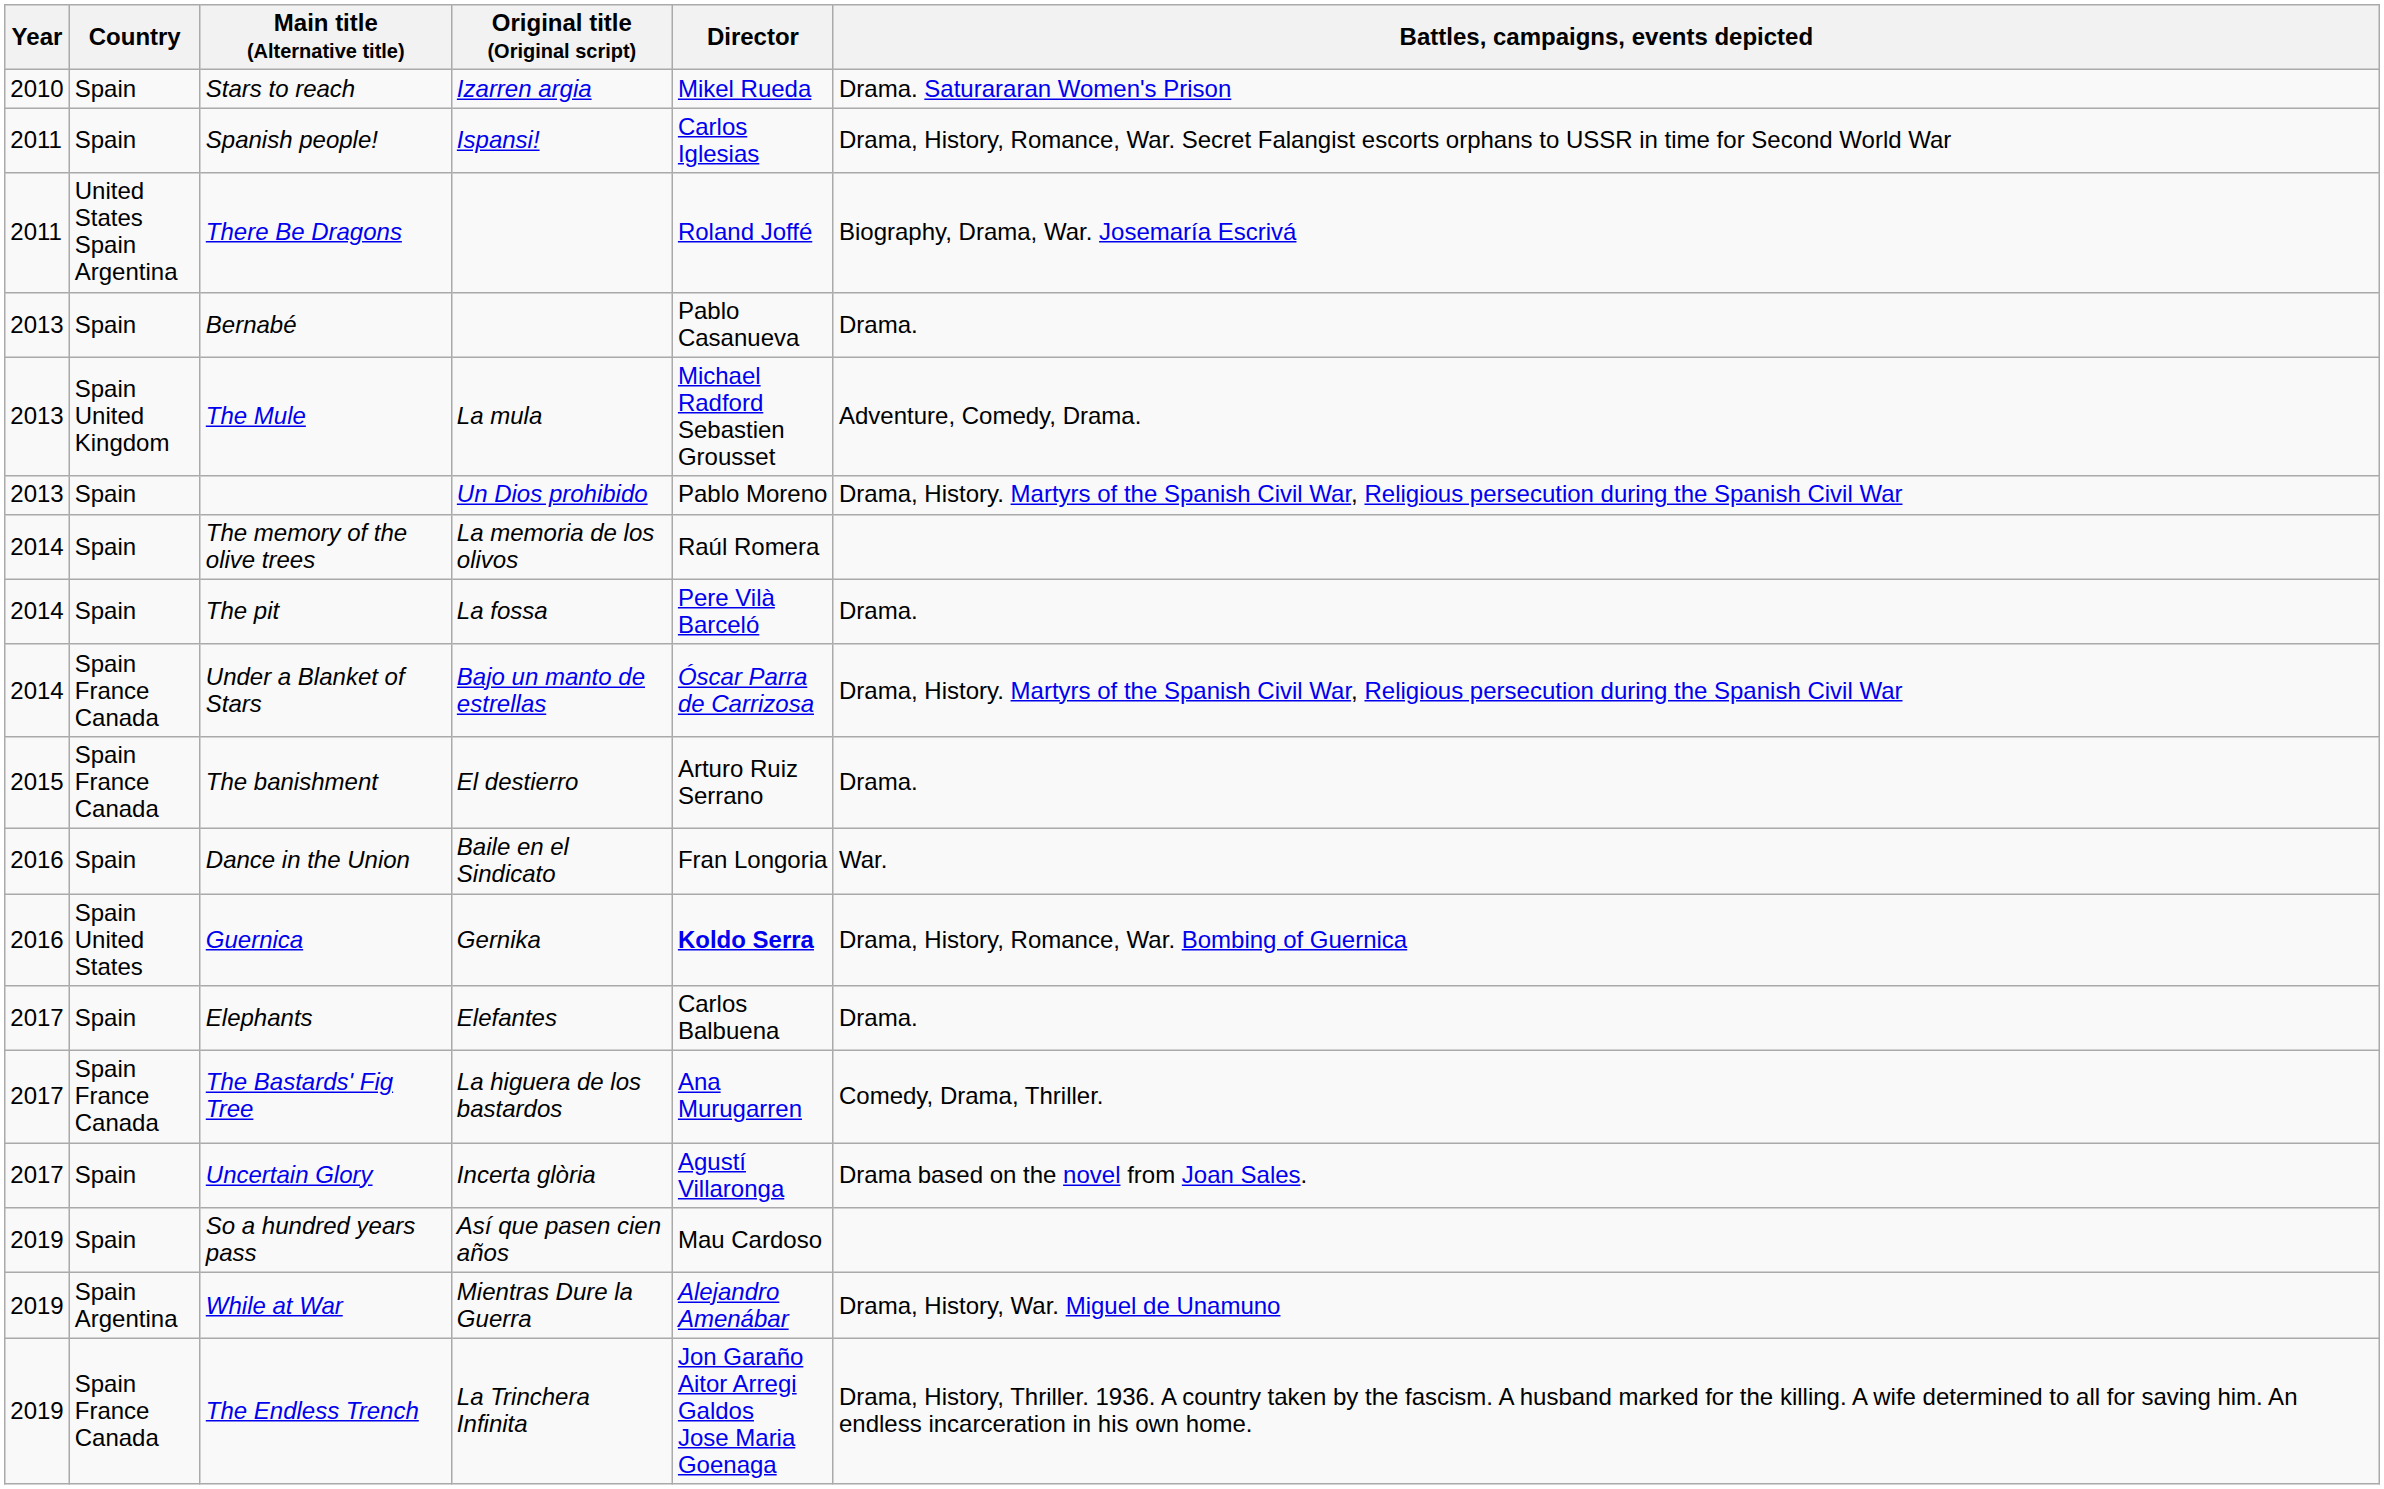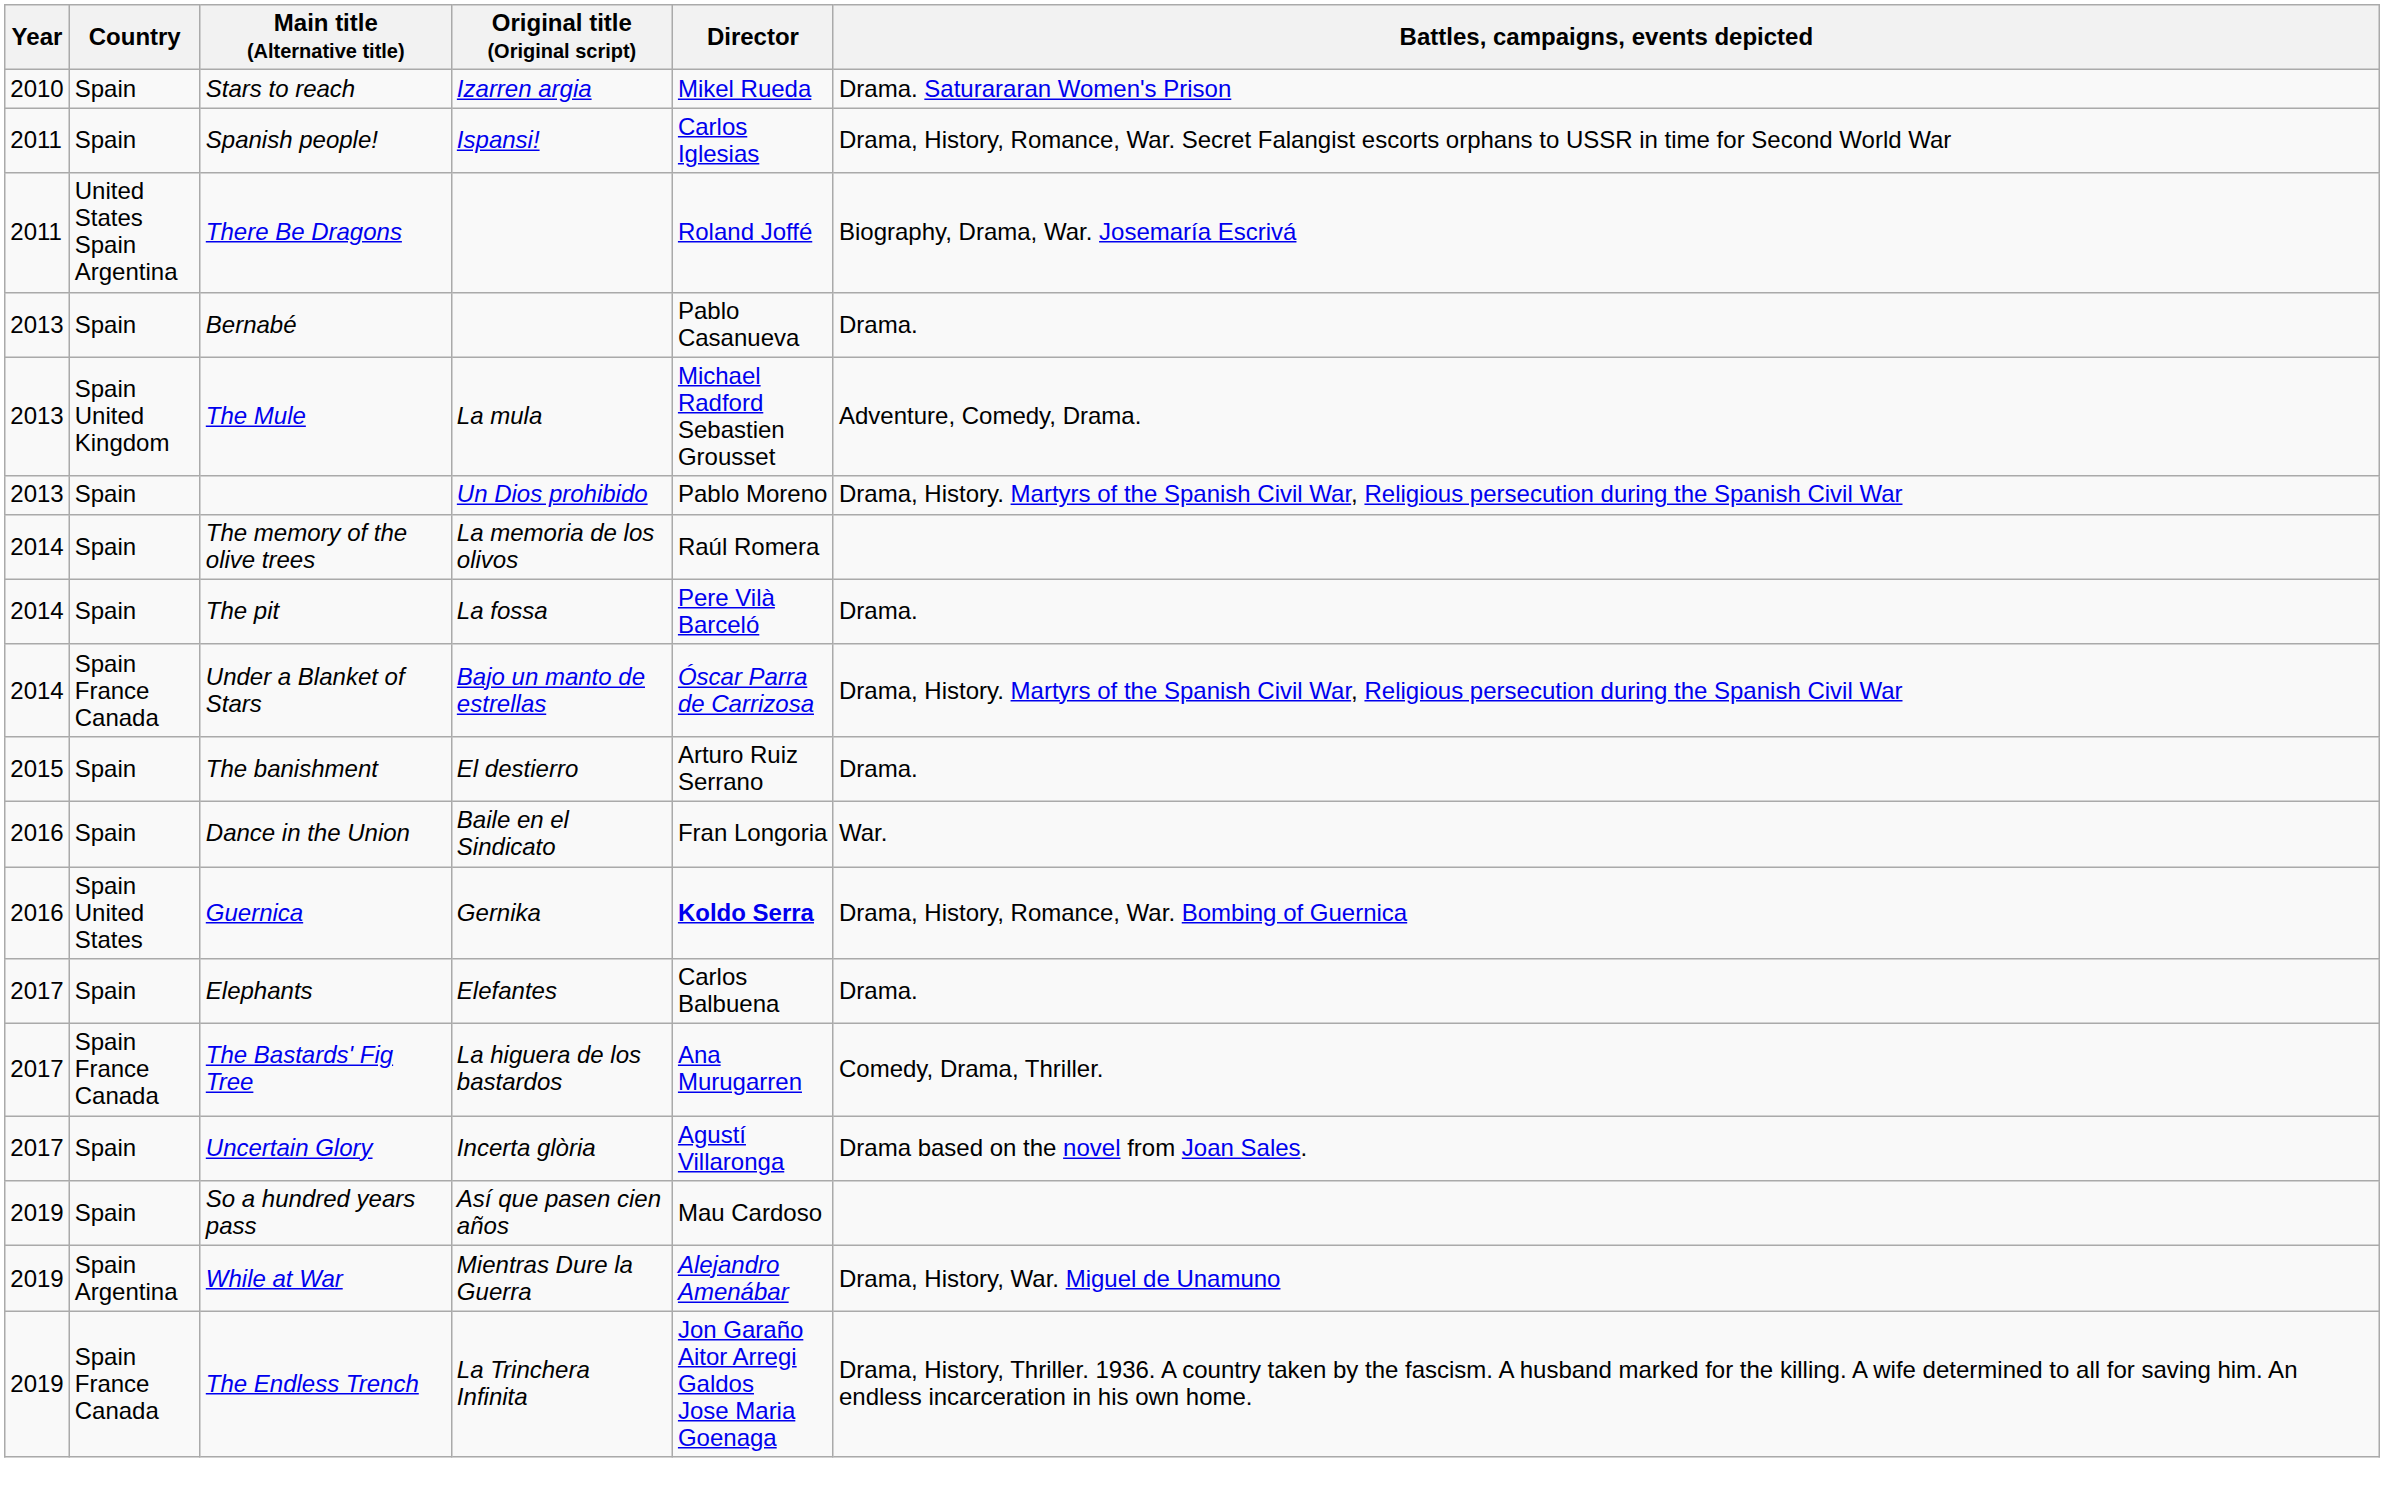(117, 782) Spain France Canada -> (105, 768) Spain
